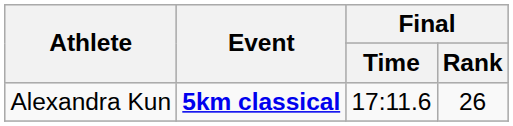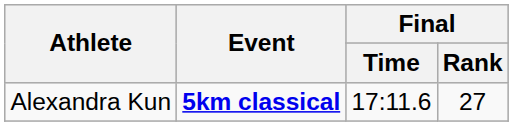(473, 101) 26 -> (473, 101) 27
